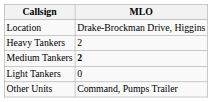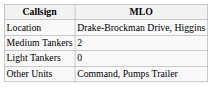- row: (36, 43)
(80, 58) bold -> (80, 43) normal
